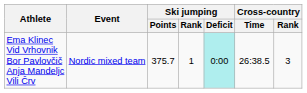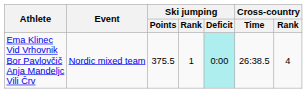(163, 61) 375.7 -> (163, 61) 375.5
(288, 61) 3 -> (288, 61) 4
